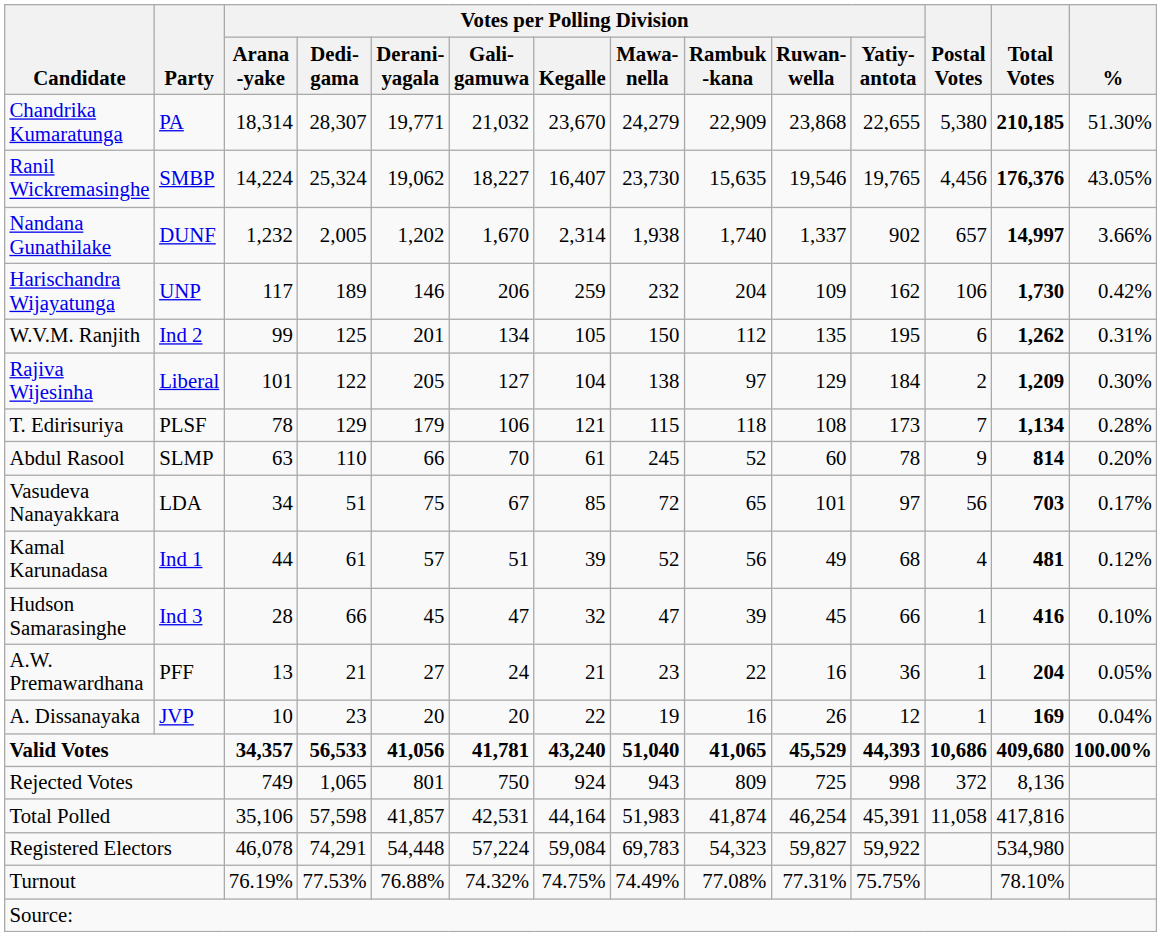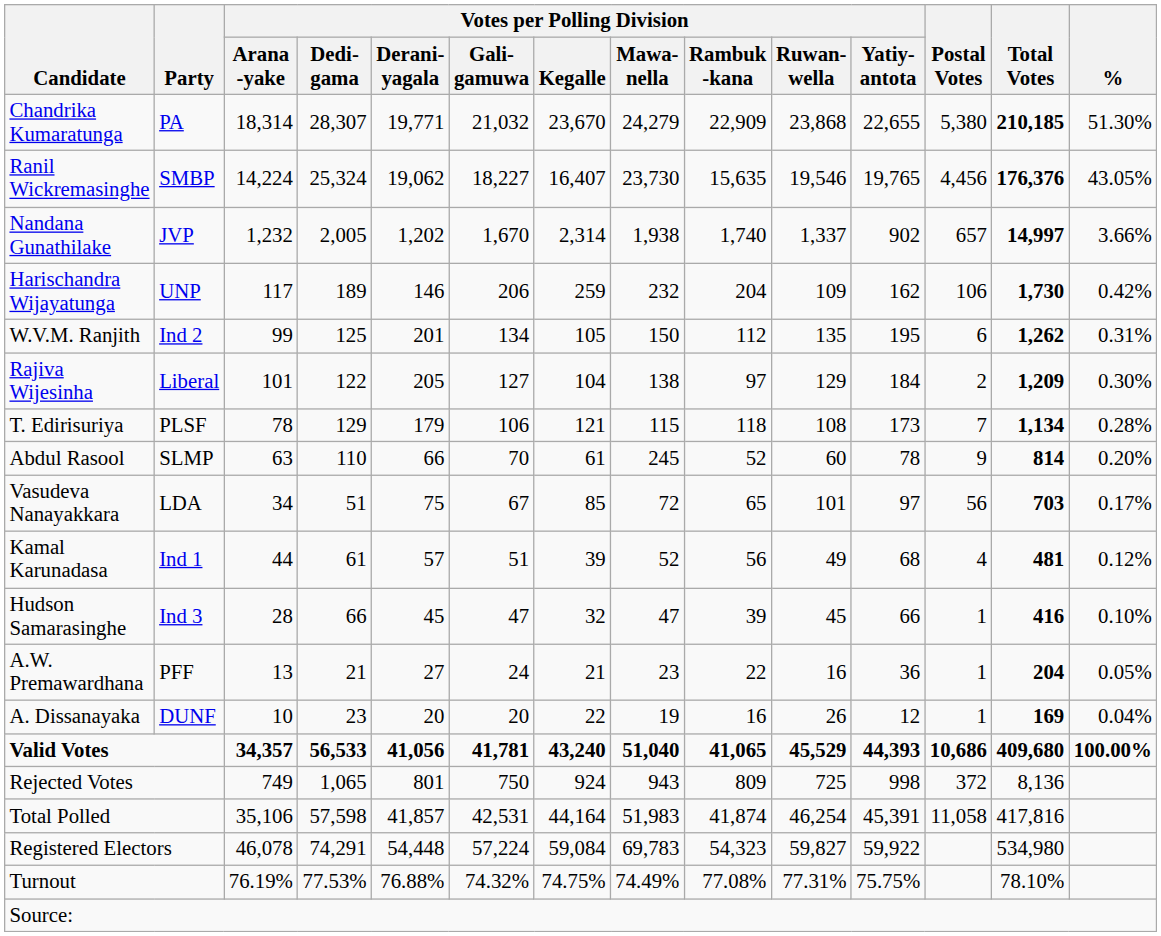(187, 234) DUNF -> (176, 234) JVP
(176, 716) JVP -> (187, 716) DUNF
